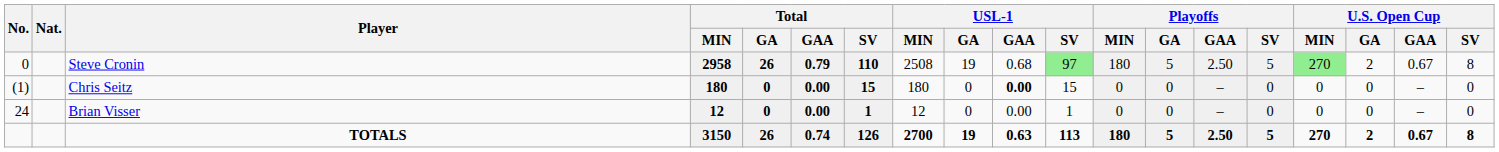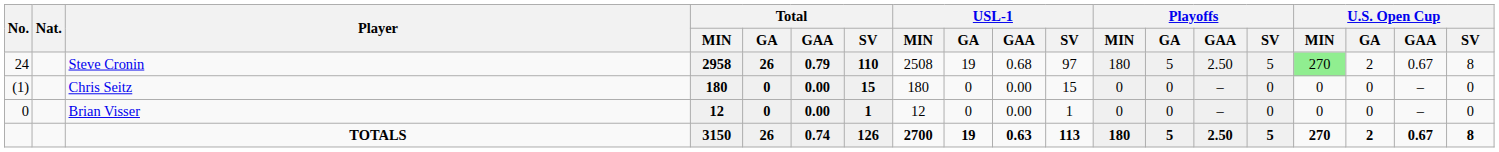(25, 64) 0 -> (22, 64) 24
(1069, 64) lightgreen background -> (1069, 64) no background
(1019, 88) bold -> (1019, 88) normal
(22, 111) 24 -> (25, 111) 0
